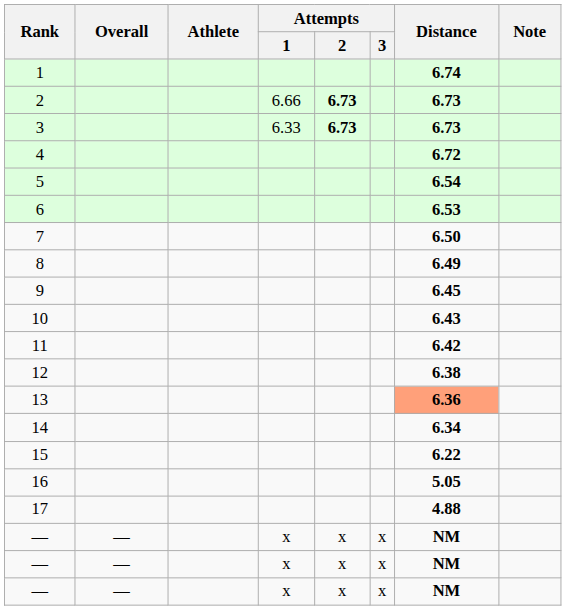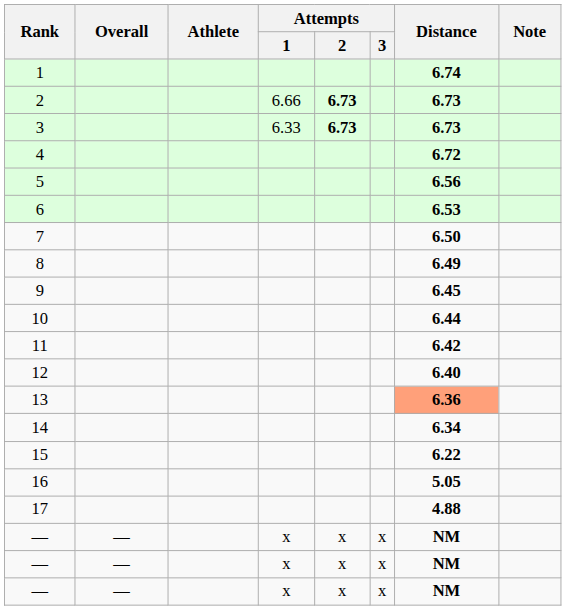(446, 181) 6.54 -> (446, 181) 6.56
(446, 317) 6.43 -> (446, 317) 6.44
(446, 372) 6.38 -> (446, 372) 6.40
